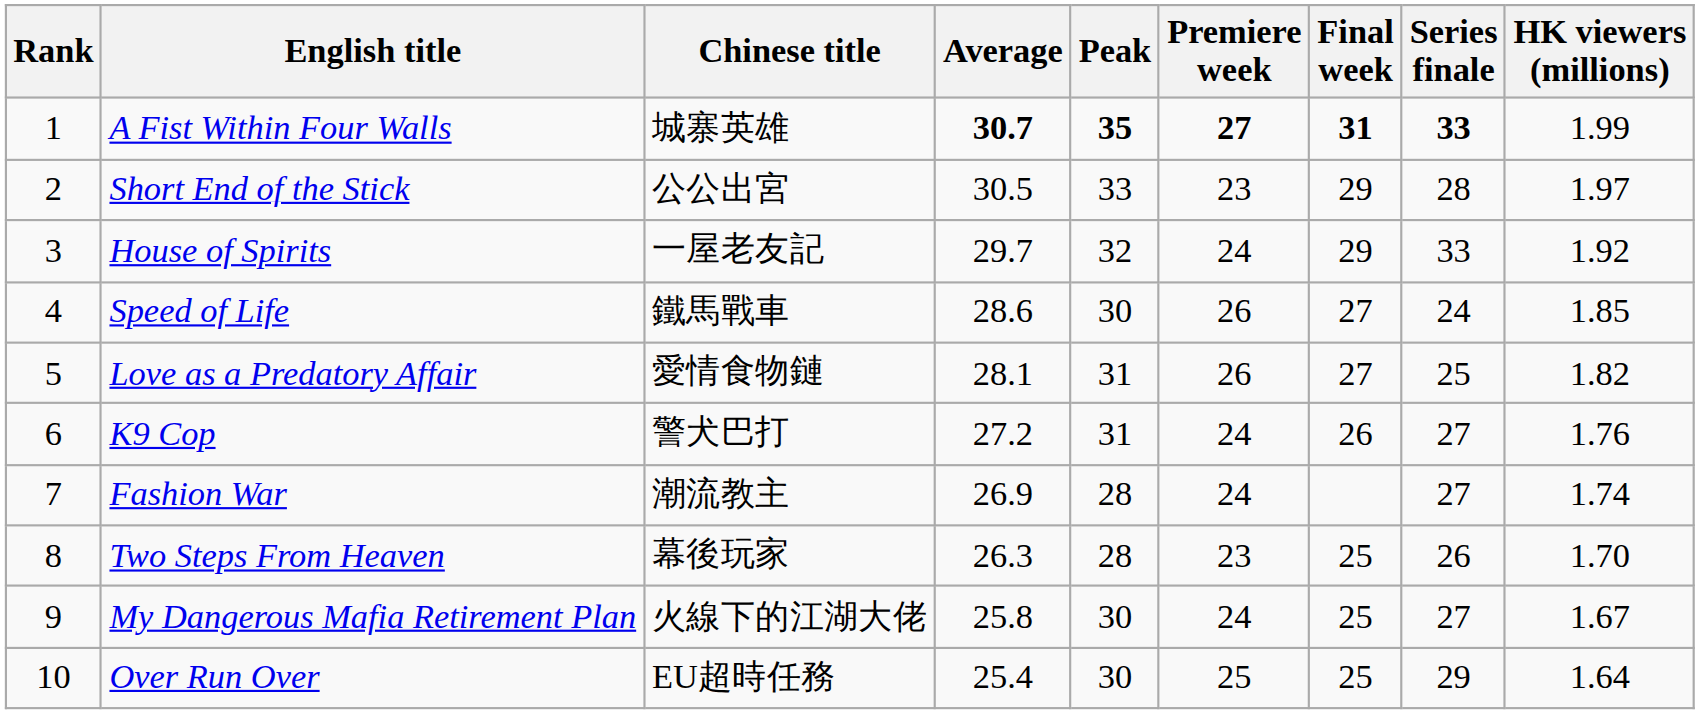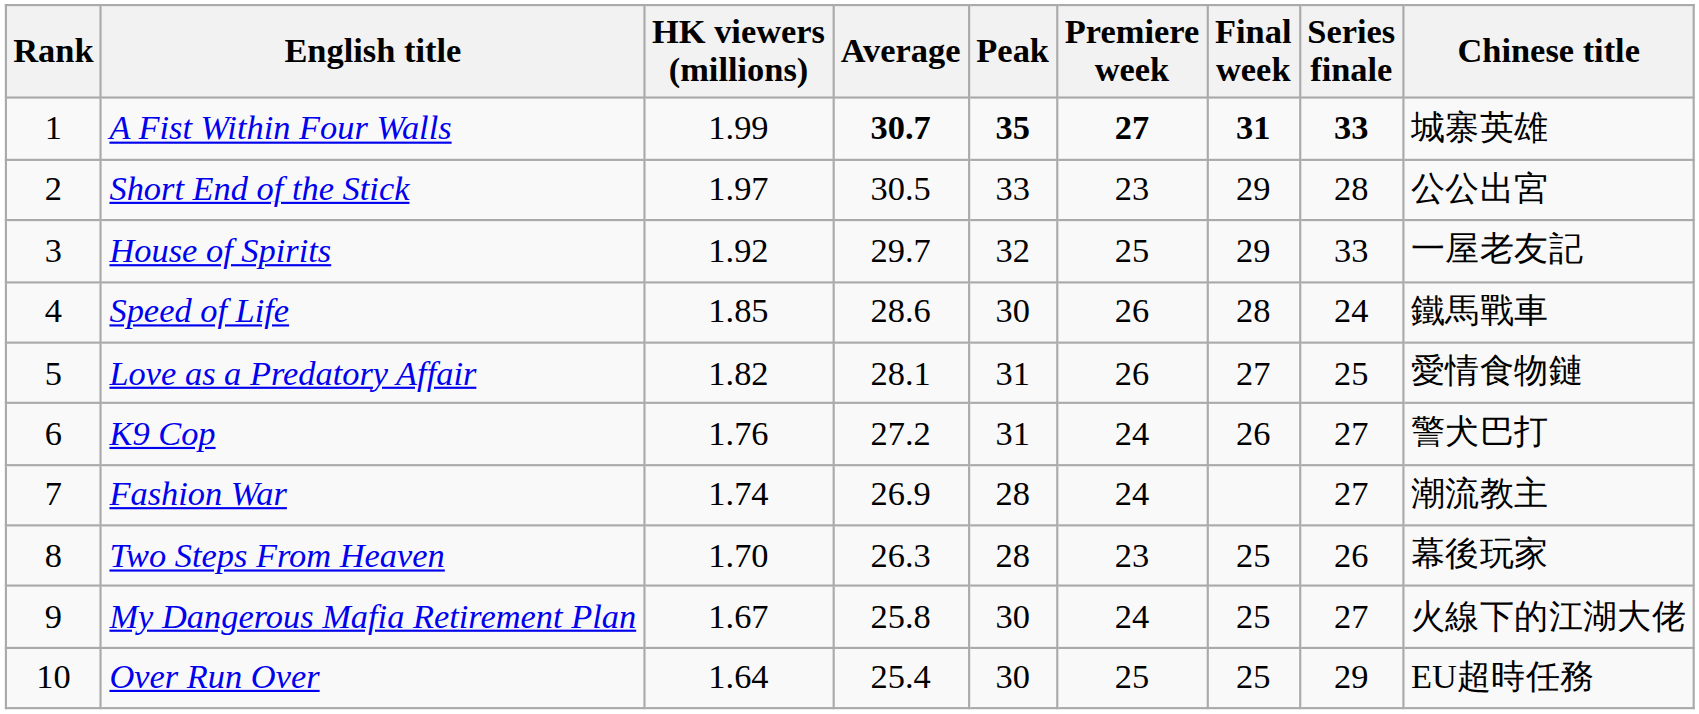columns swapped: (790, 51) <-> (1600, 51)
(1234, 250) 24 -> (1132, 250) 25
(1356, 311) 27 -> (1253, 311) 28
